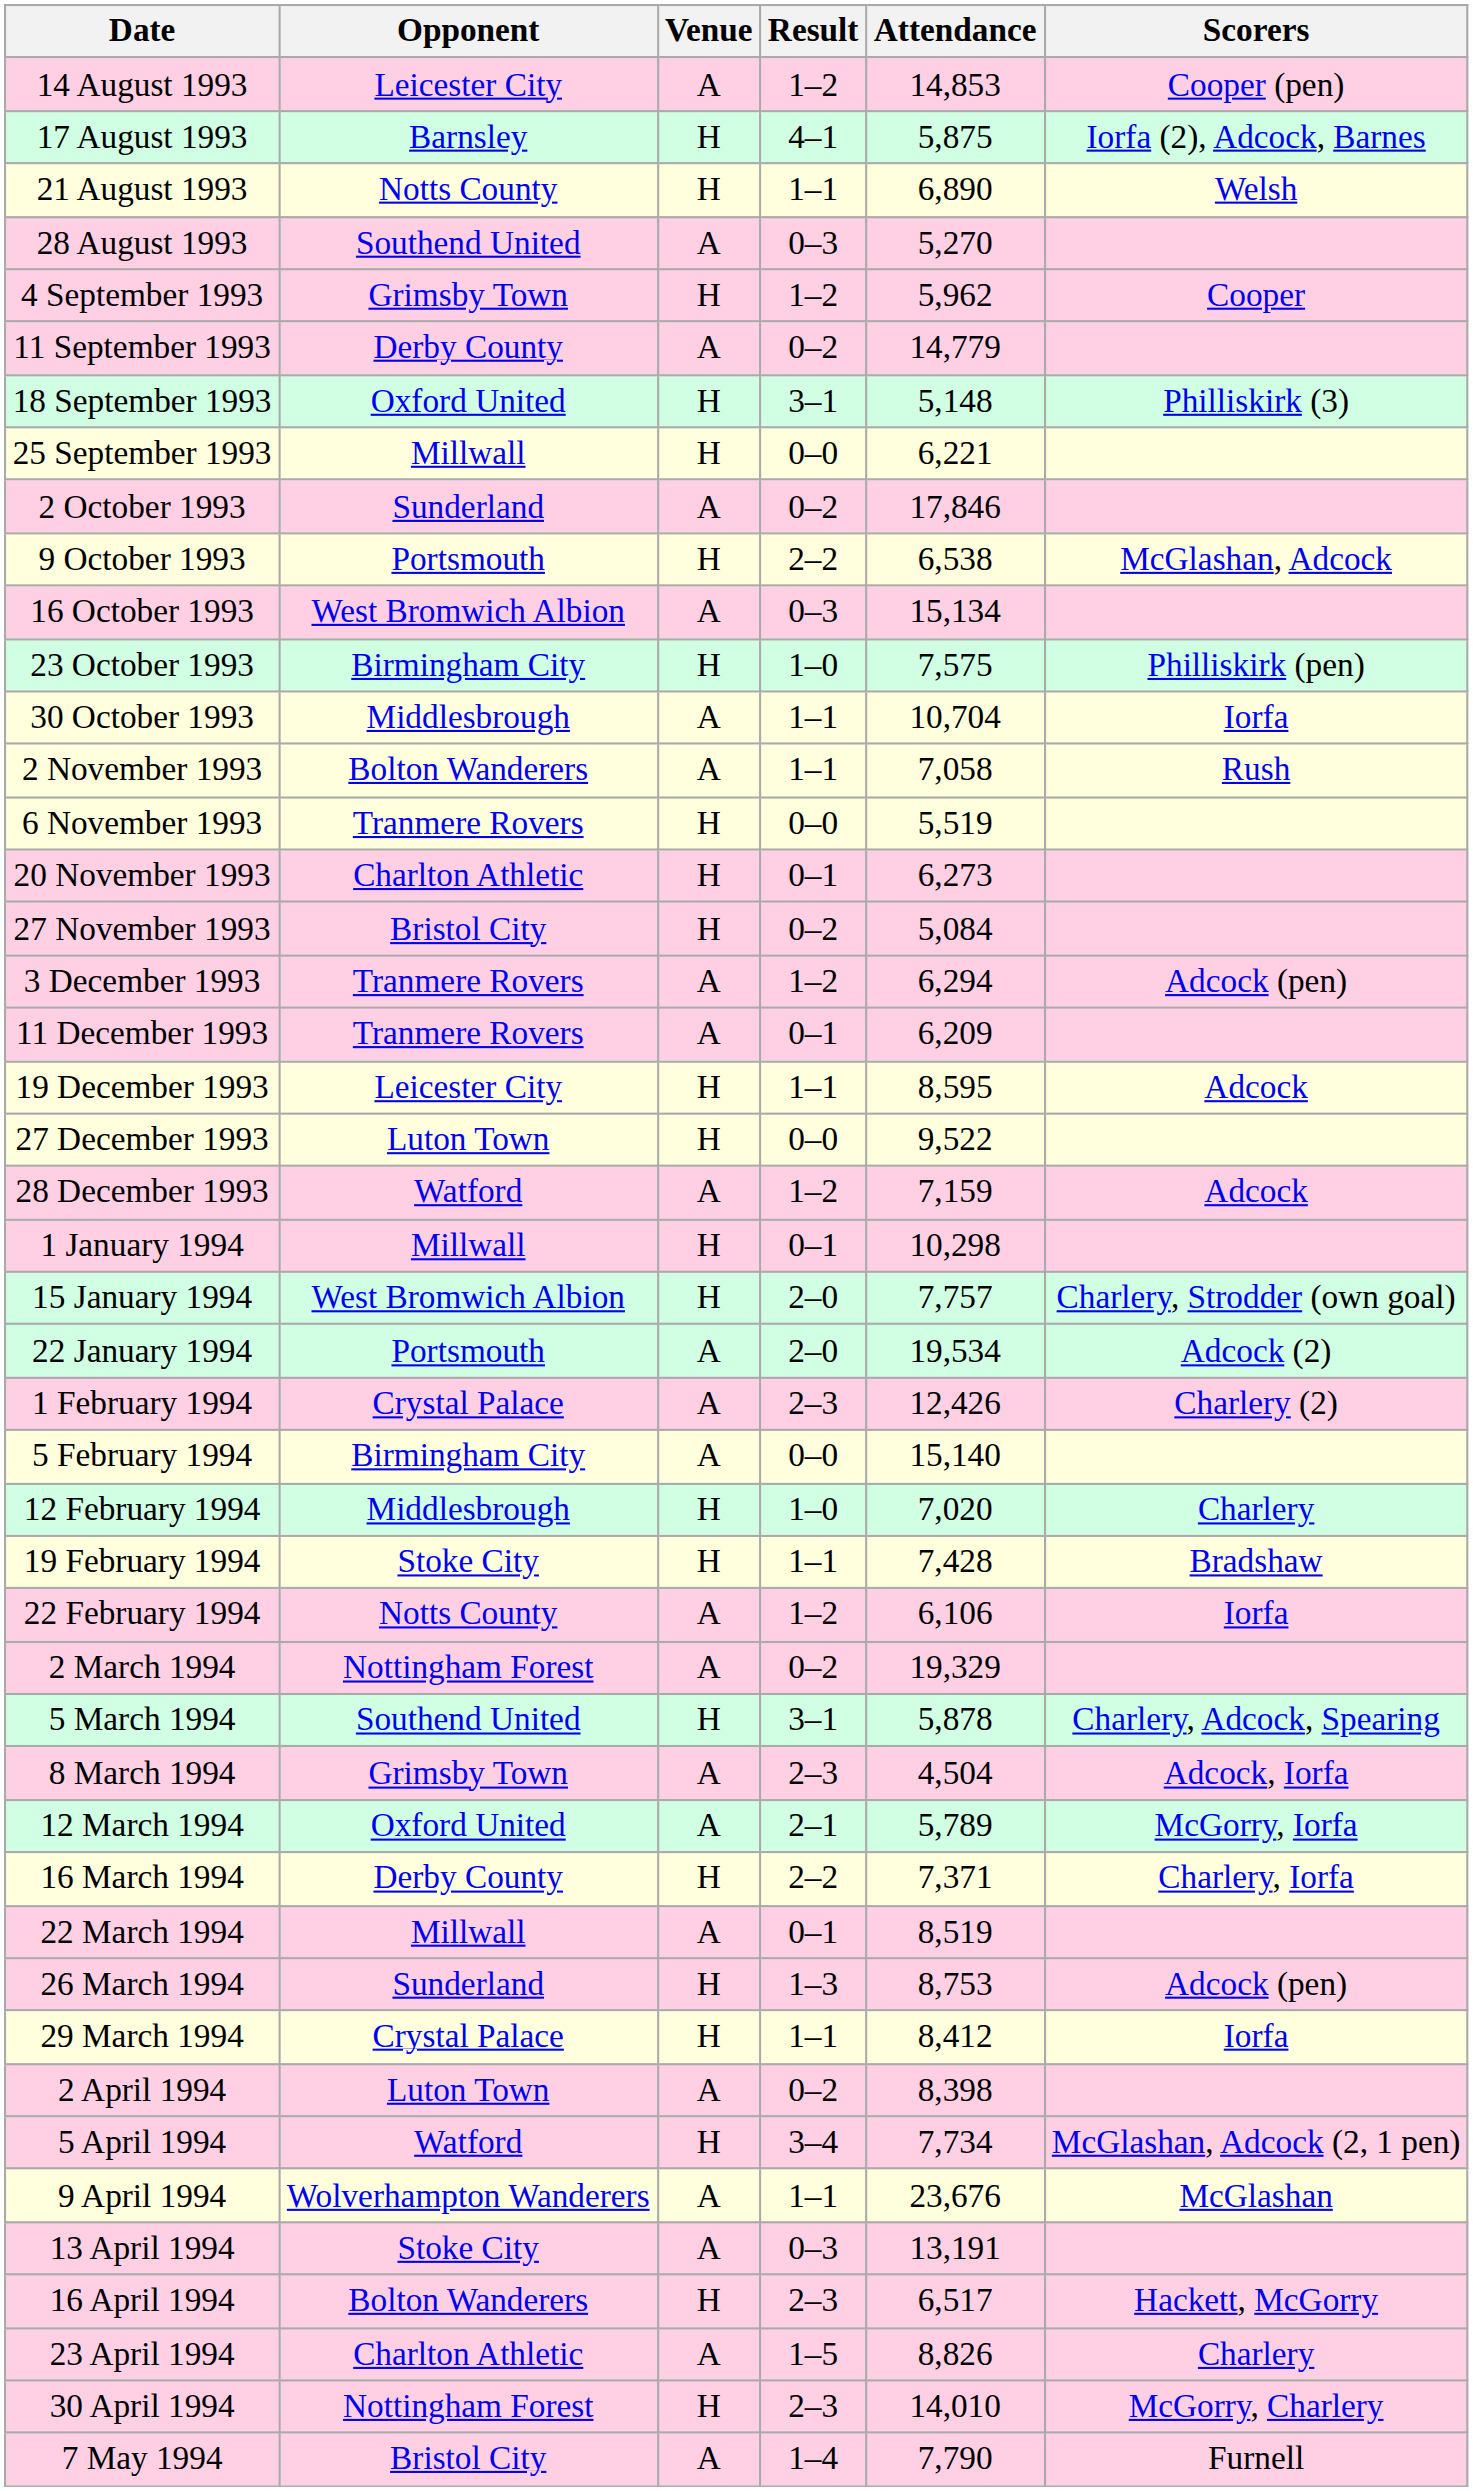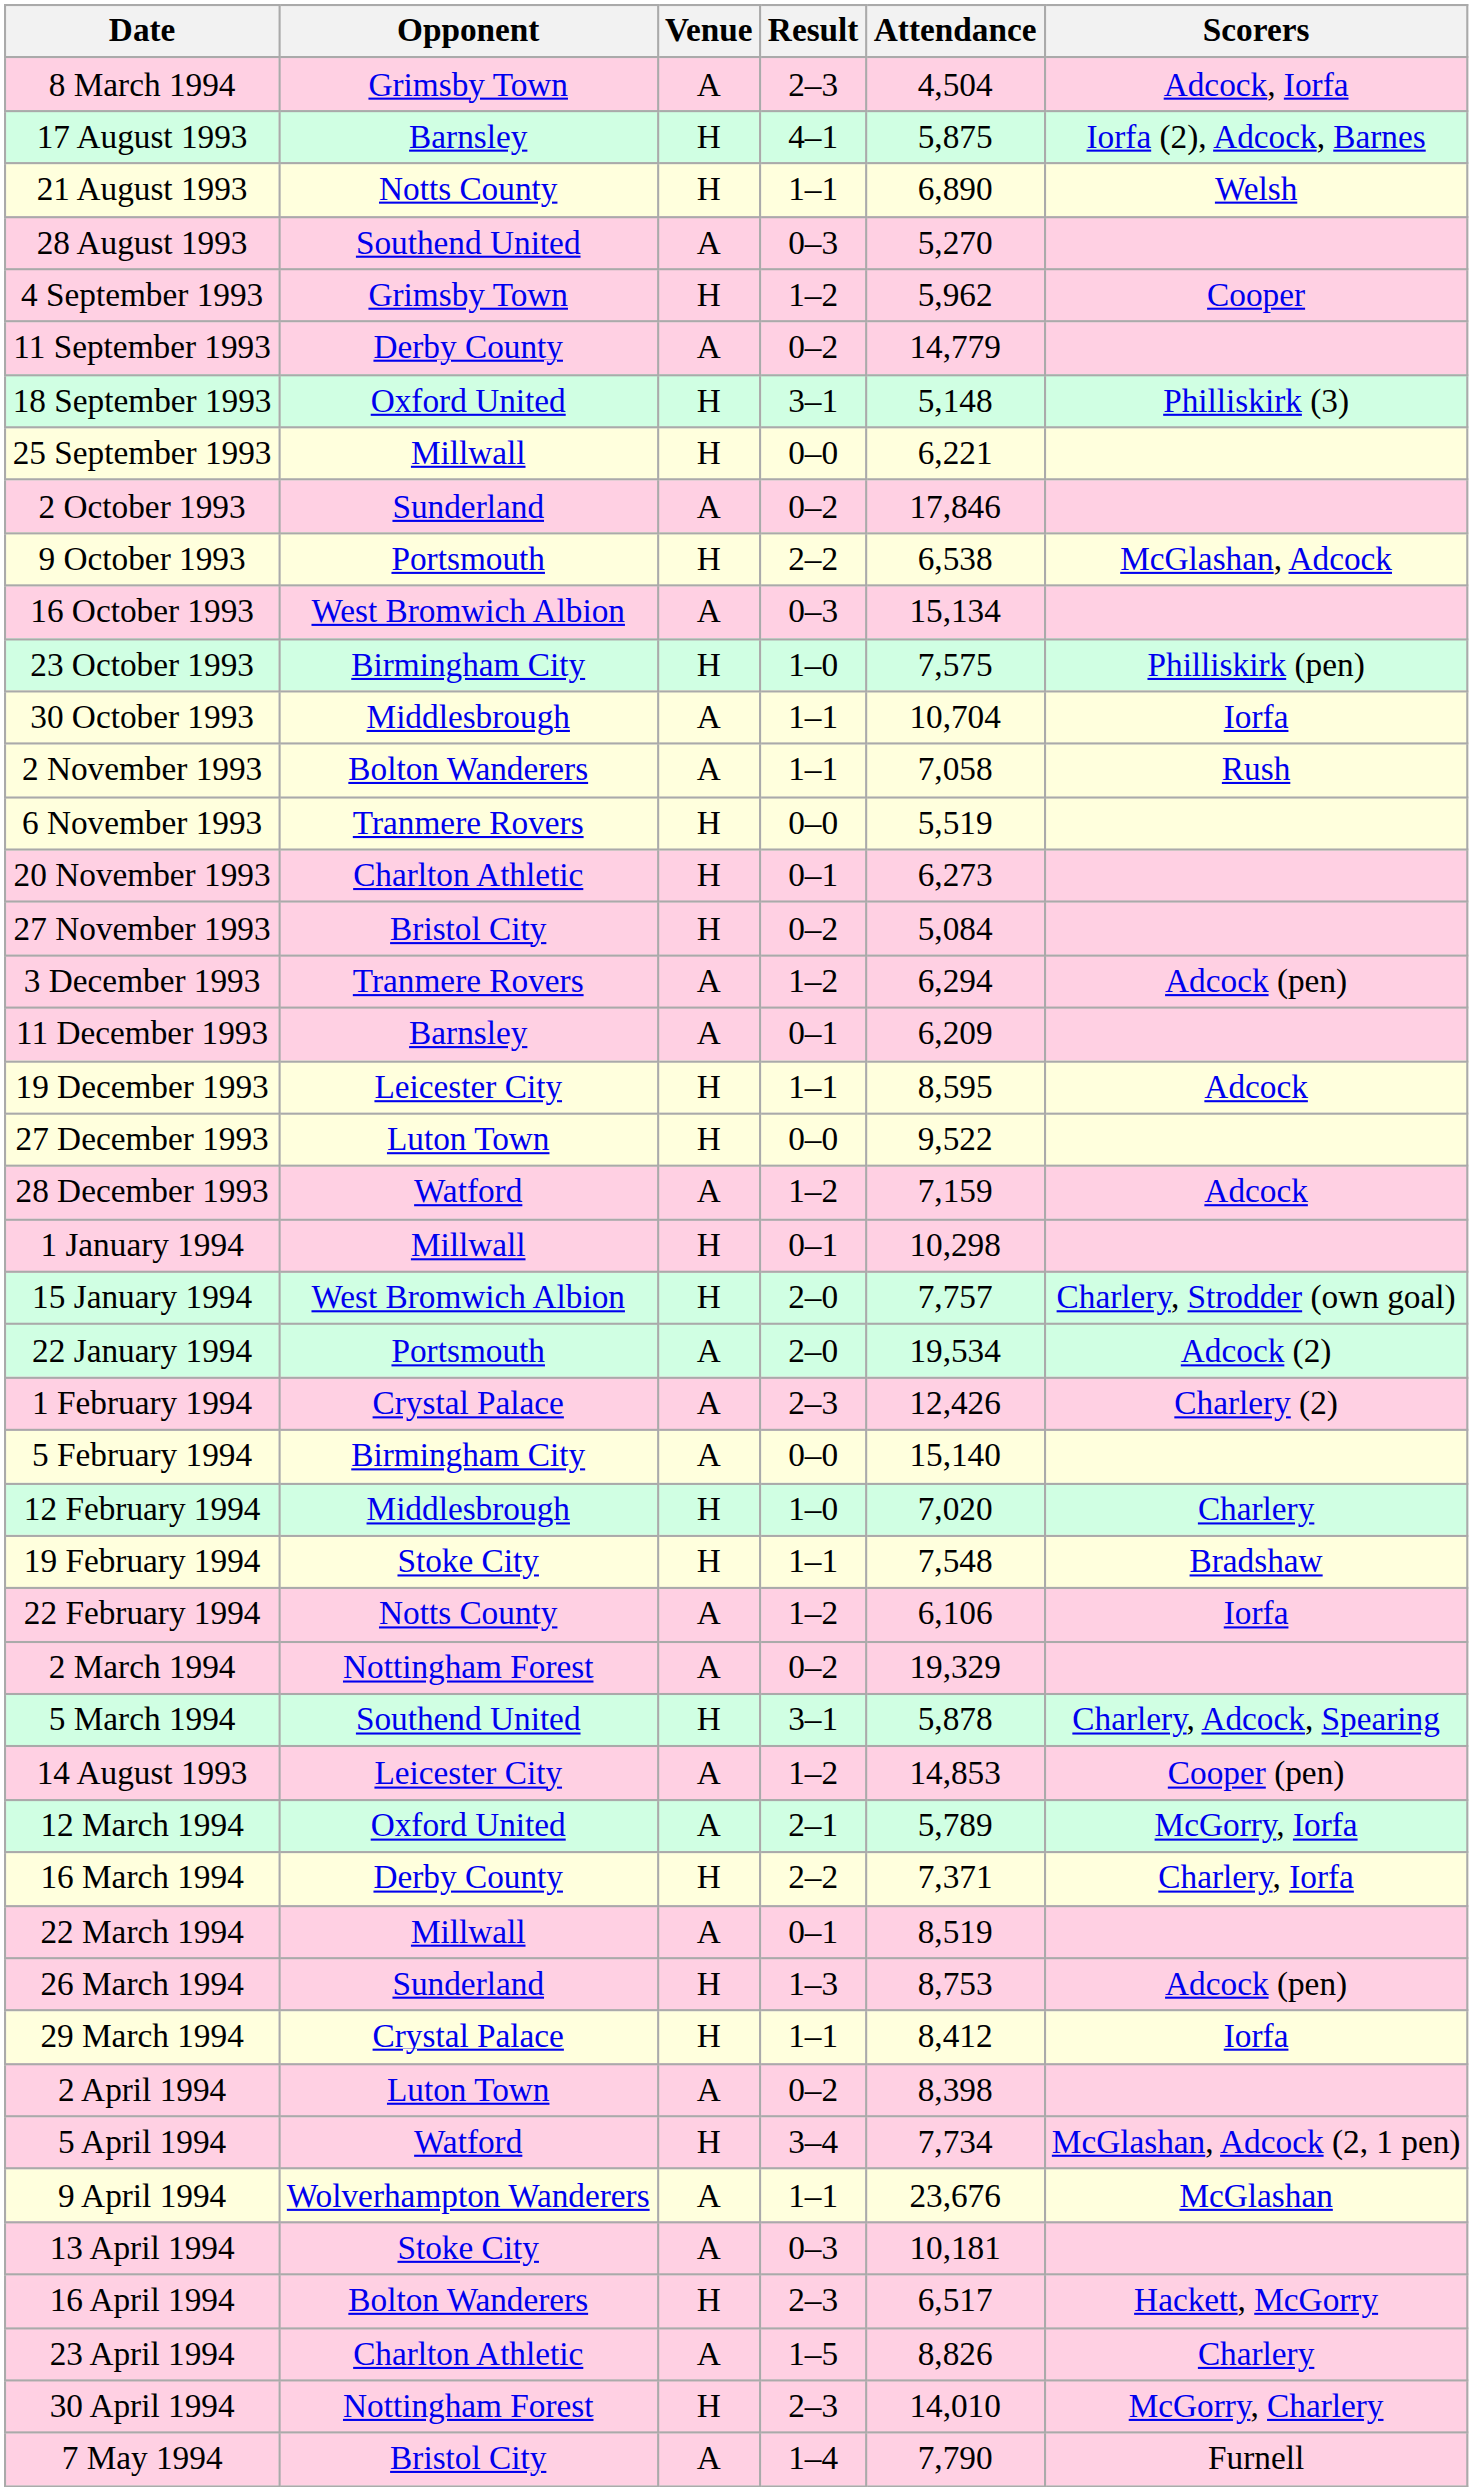rows swapped: (142, 83) <-> (142, 1772)
(468, 1033) Tranmere Rovers -> (468, 1033) Barnsley
(955, 1561) 7,428 -> (955, 1561) 7,548
(955, 2247) 13,191 -> (955, 2247) 10,181
